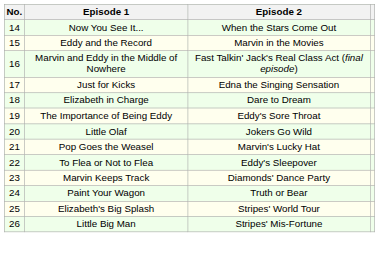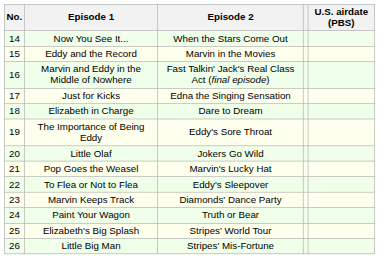+ column: (341, 17)
